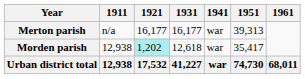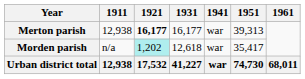(109, 30) n/a -> (117, 30) 12,938
(152, 30) normal -> (152, 30) bold
(117, 47) 12,938 -> (109, 47) n/a
